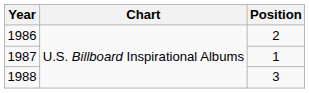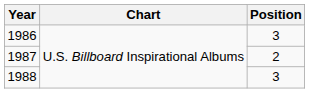(276, 35) 2 -> (276, 35) 3
(276, 56) 1 -> (276, 56) 2
